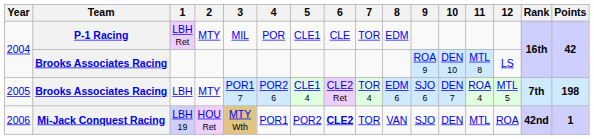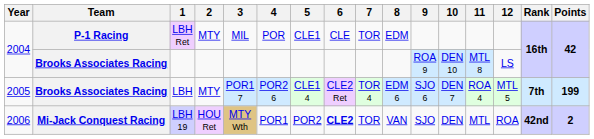(570, 92) 198 -> (570, 92) 199
(570, 120) 1 -> (570, 120) 2
